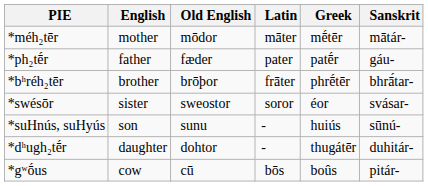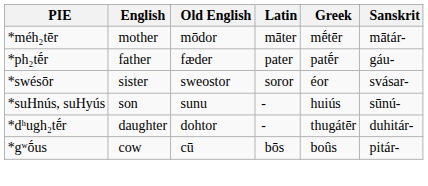- row: (35, 81)
